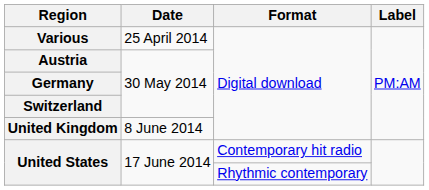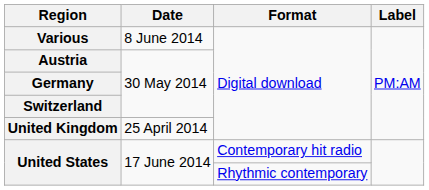(166, 38) 25 April 2014 -> (163, 38) 8 June 2014
(163, 128) 8 June 2014 -> (166, 128) 25 April 2014
